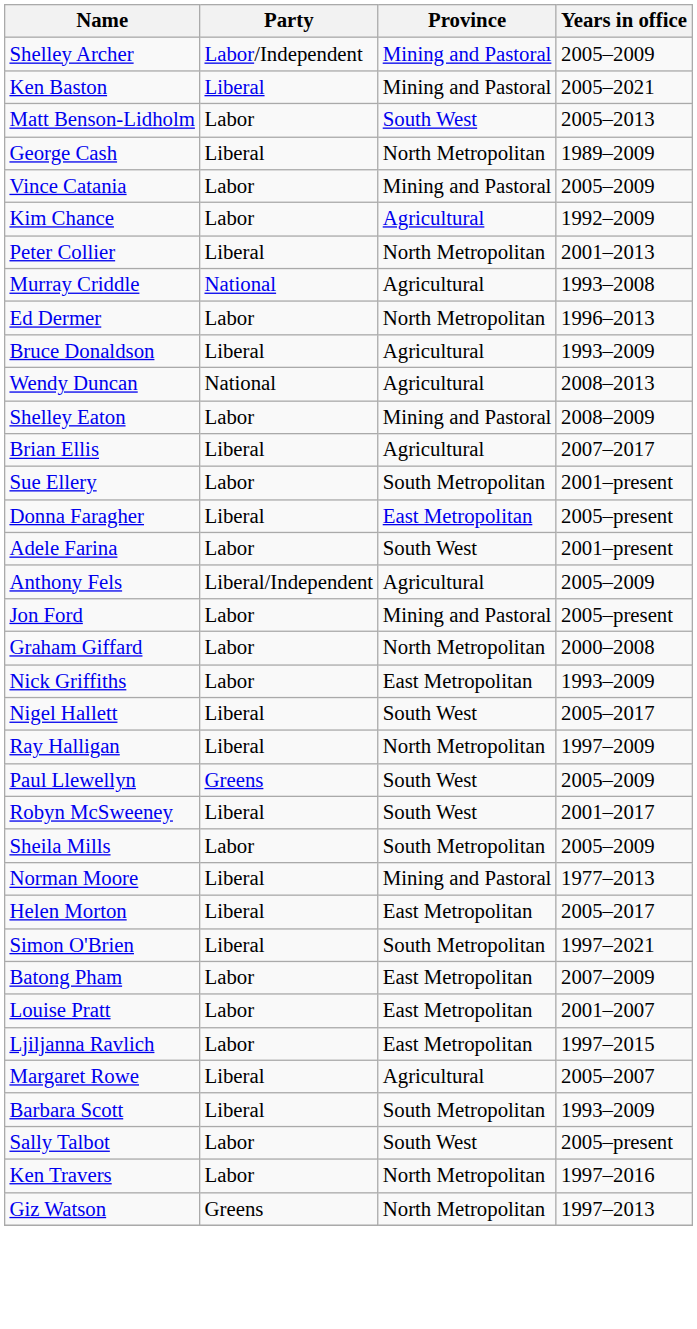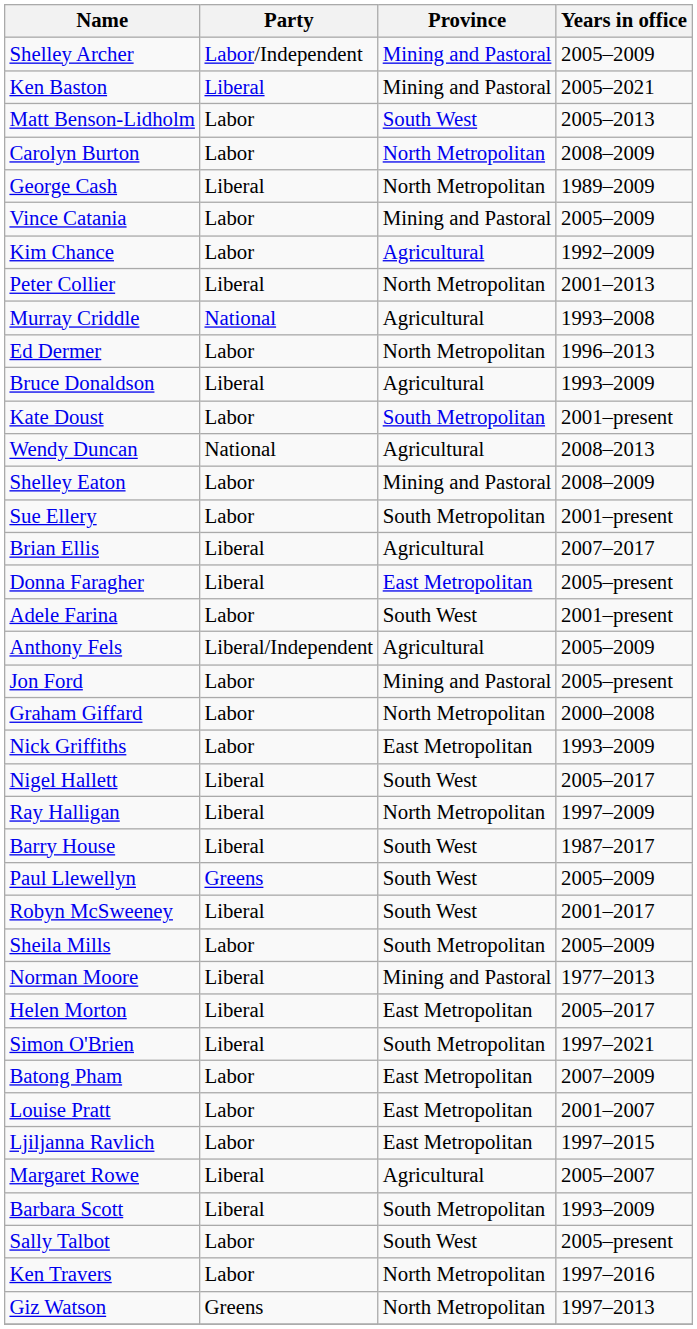+ row: (74, 152)
+ row: (57, 416)
rows swapped: (53, 482) <-> (54, 449)
+ row: (62, 845)
